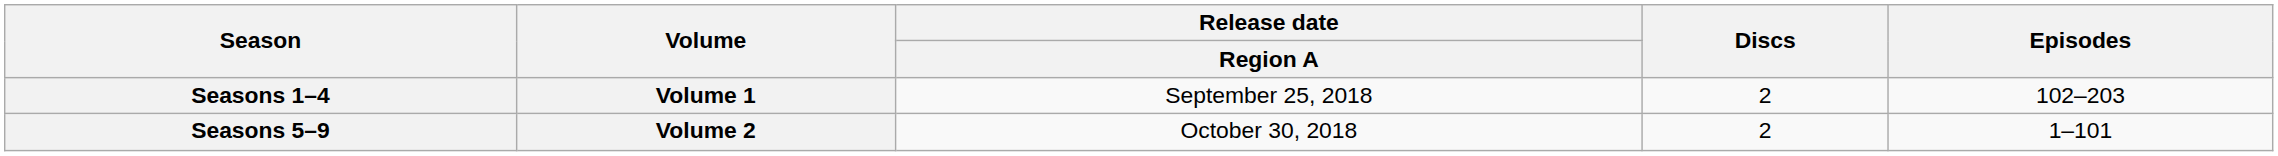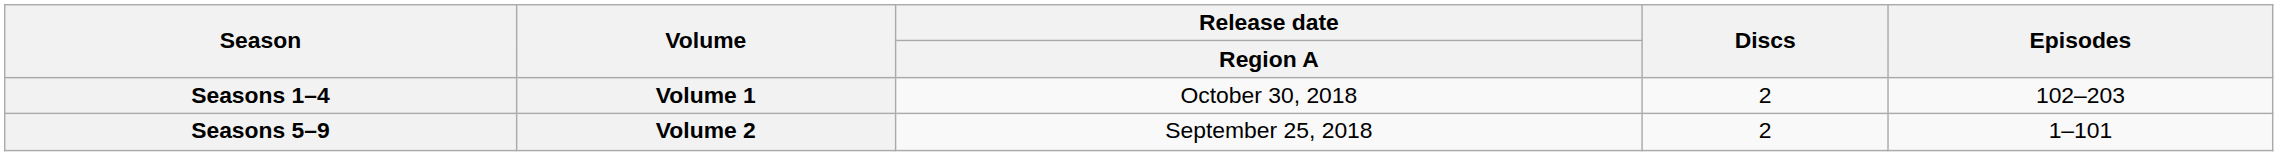(1269, 95) September 25, 2018 -> (1269, 95) October 30, 2018
(1269, 131) October 30, 2018 -> (1269, 131) September 25, 2018
